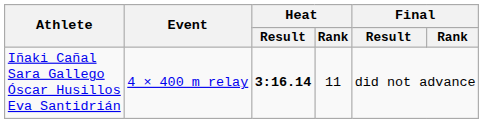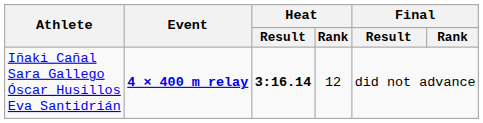(188, 82) normal -> (188, 82) bold
(333, 82) 11 -> (333, 82) 12
